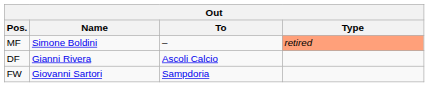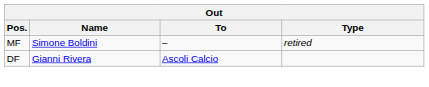(298, 43) lightsalmon background -> (298, 43) no background
- row: (14, 74)
